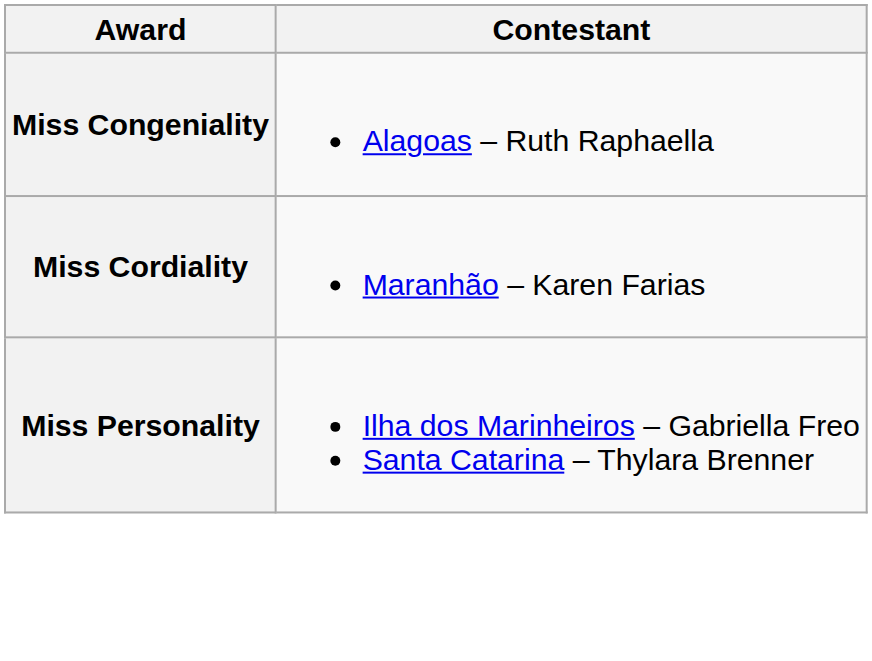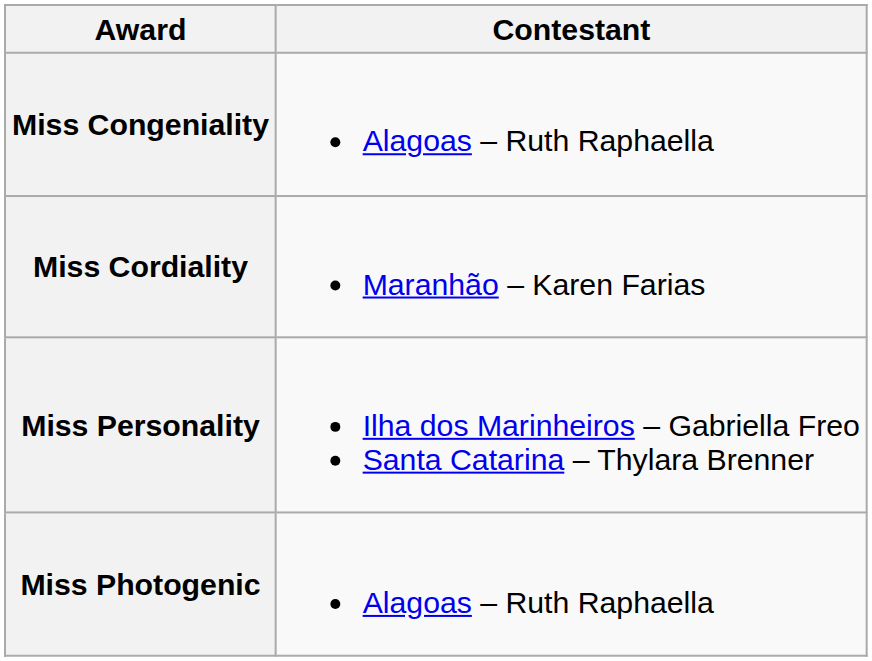+ row: (140, 584)
